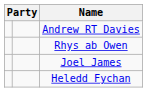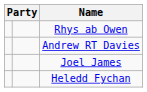rows swapped: (91, 29) <-> (91, 46)
